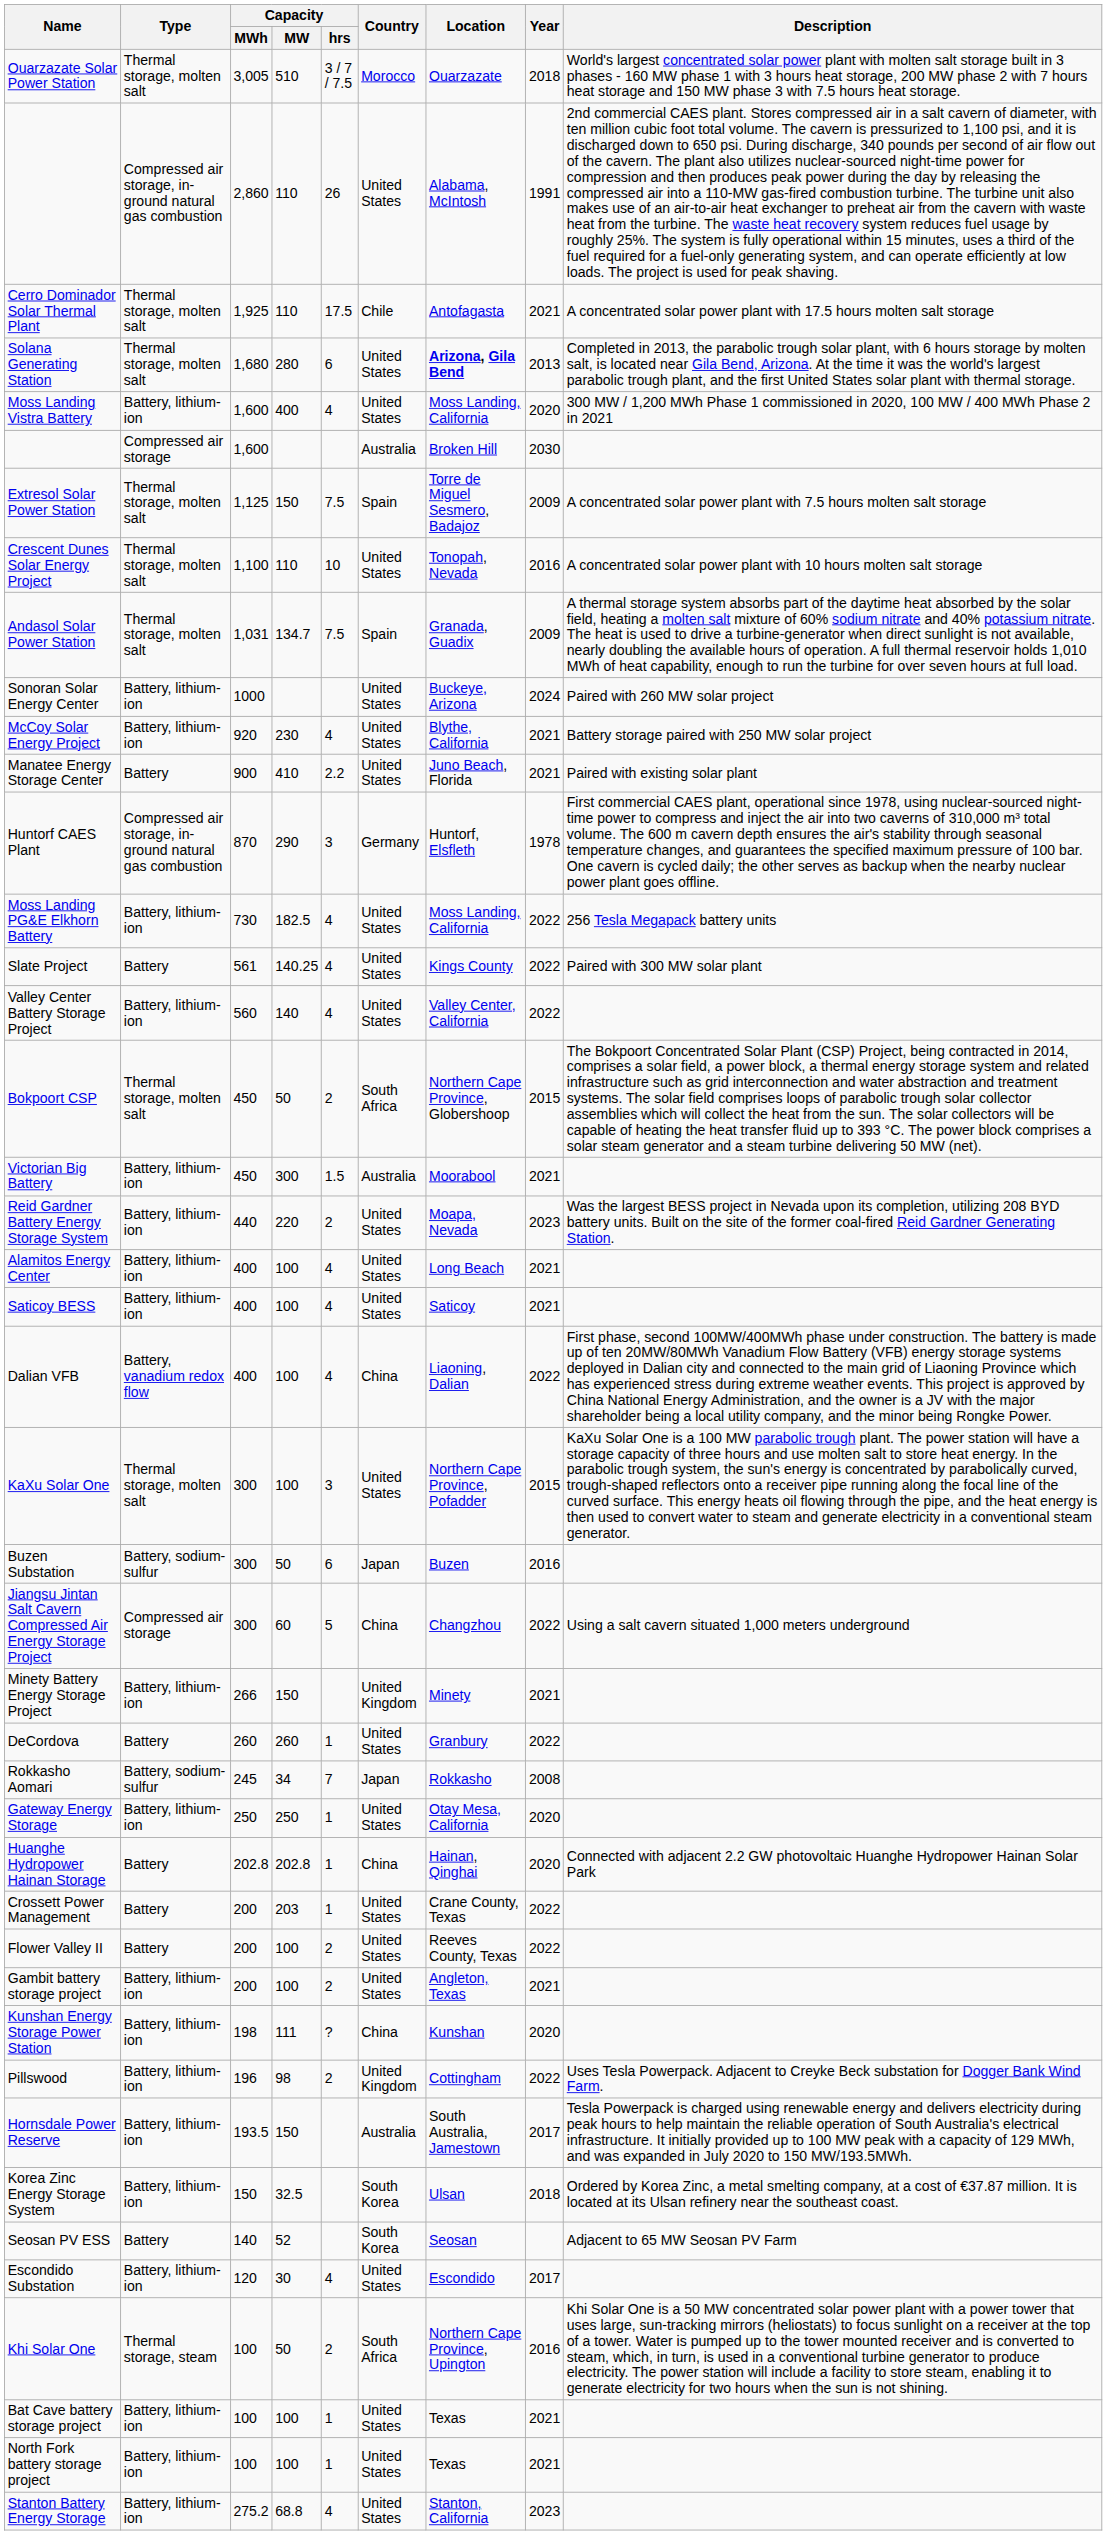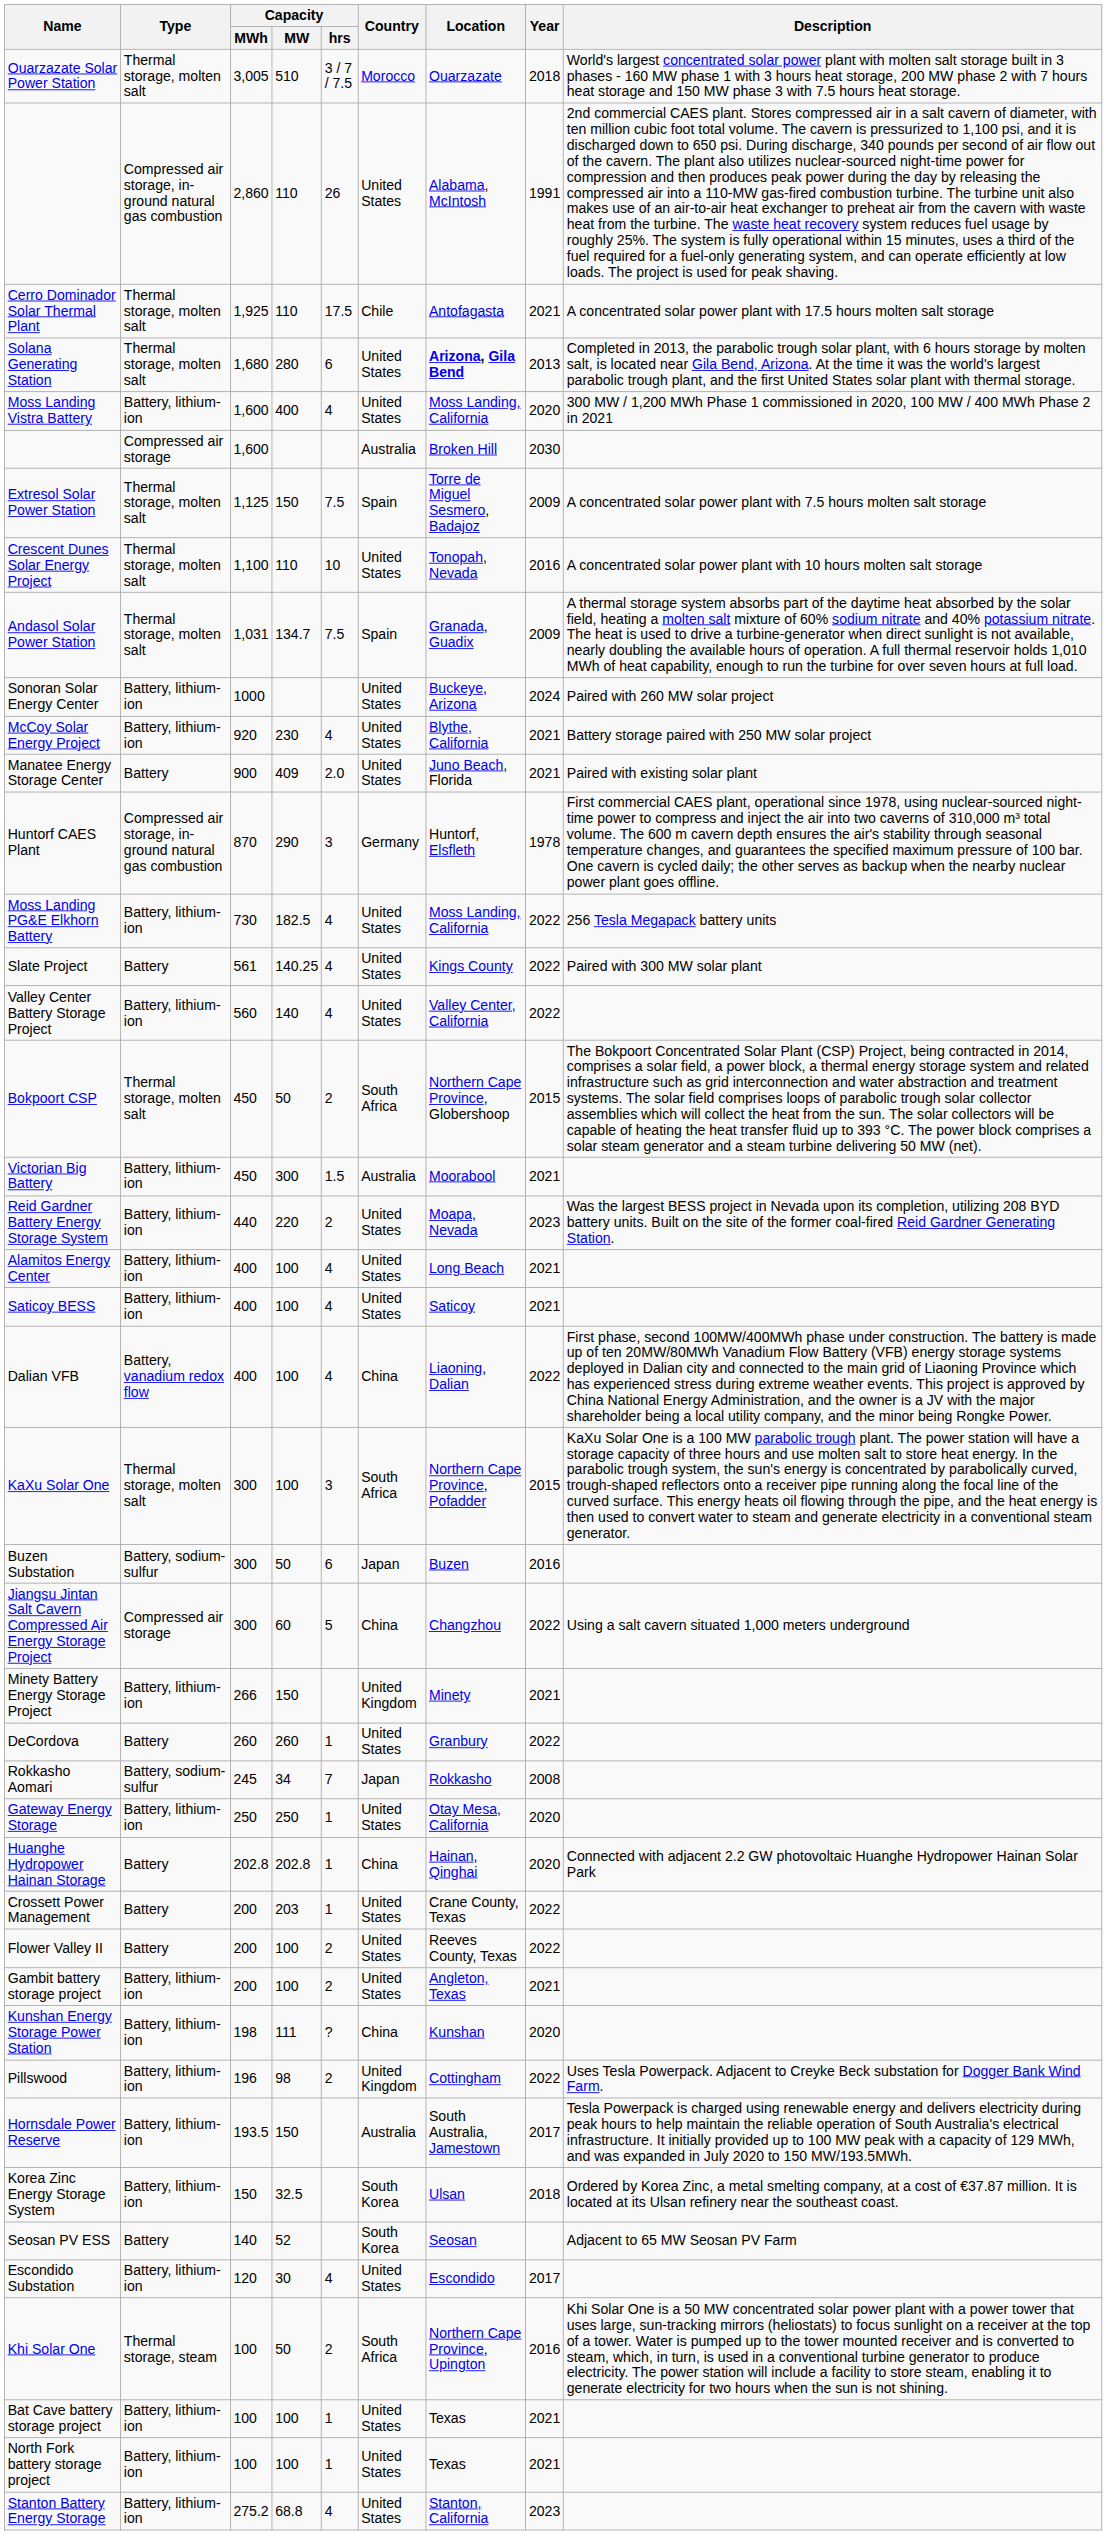(287, 773) 410 -> (287, 773) 409
(335, 773) 2.2 -> (335, 773) 2.0
(381, 1486) United States -> (380, 1486) South Africa
